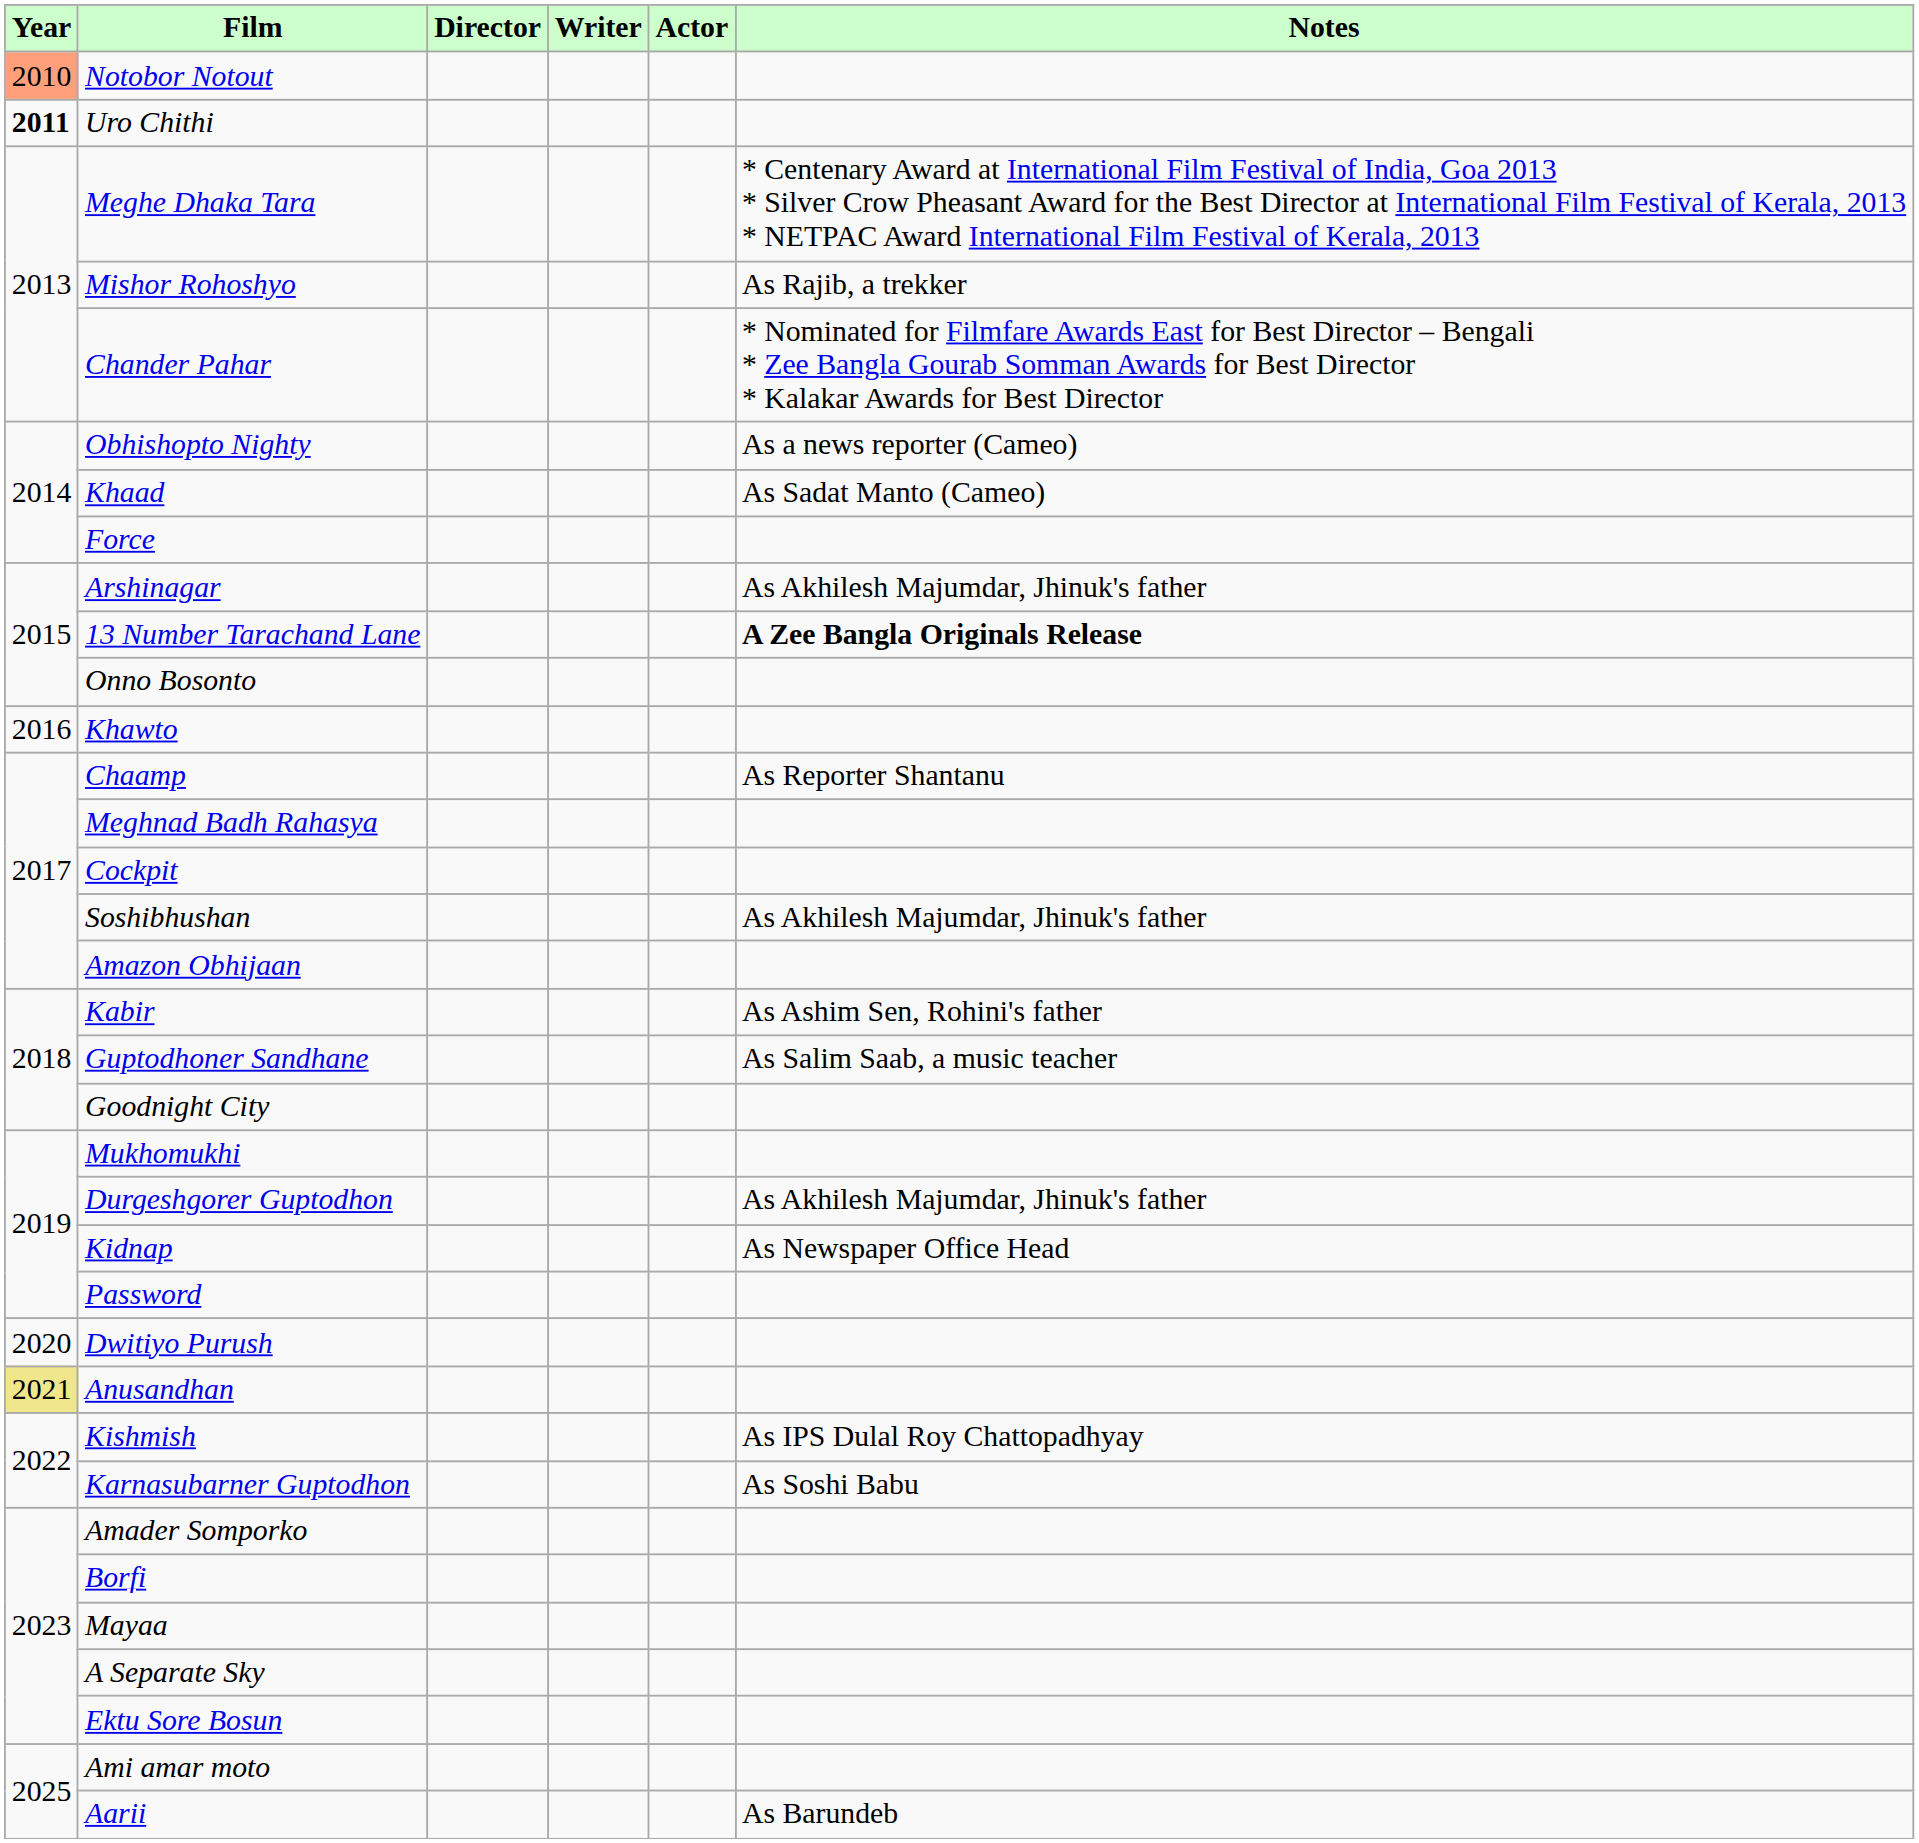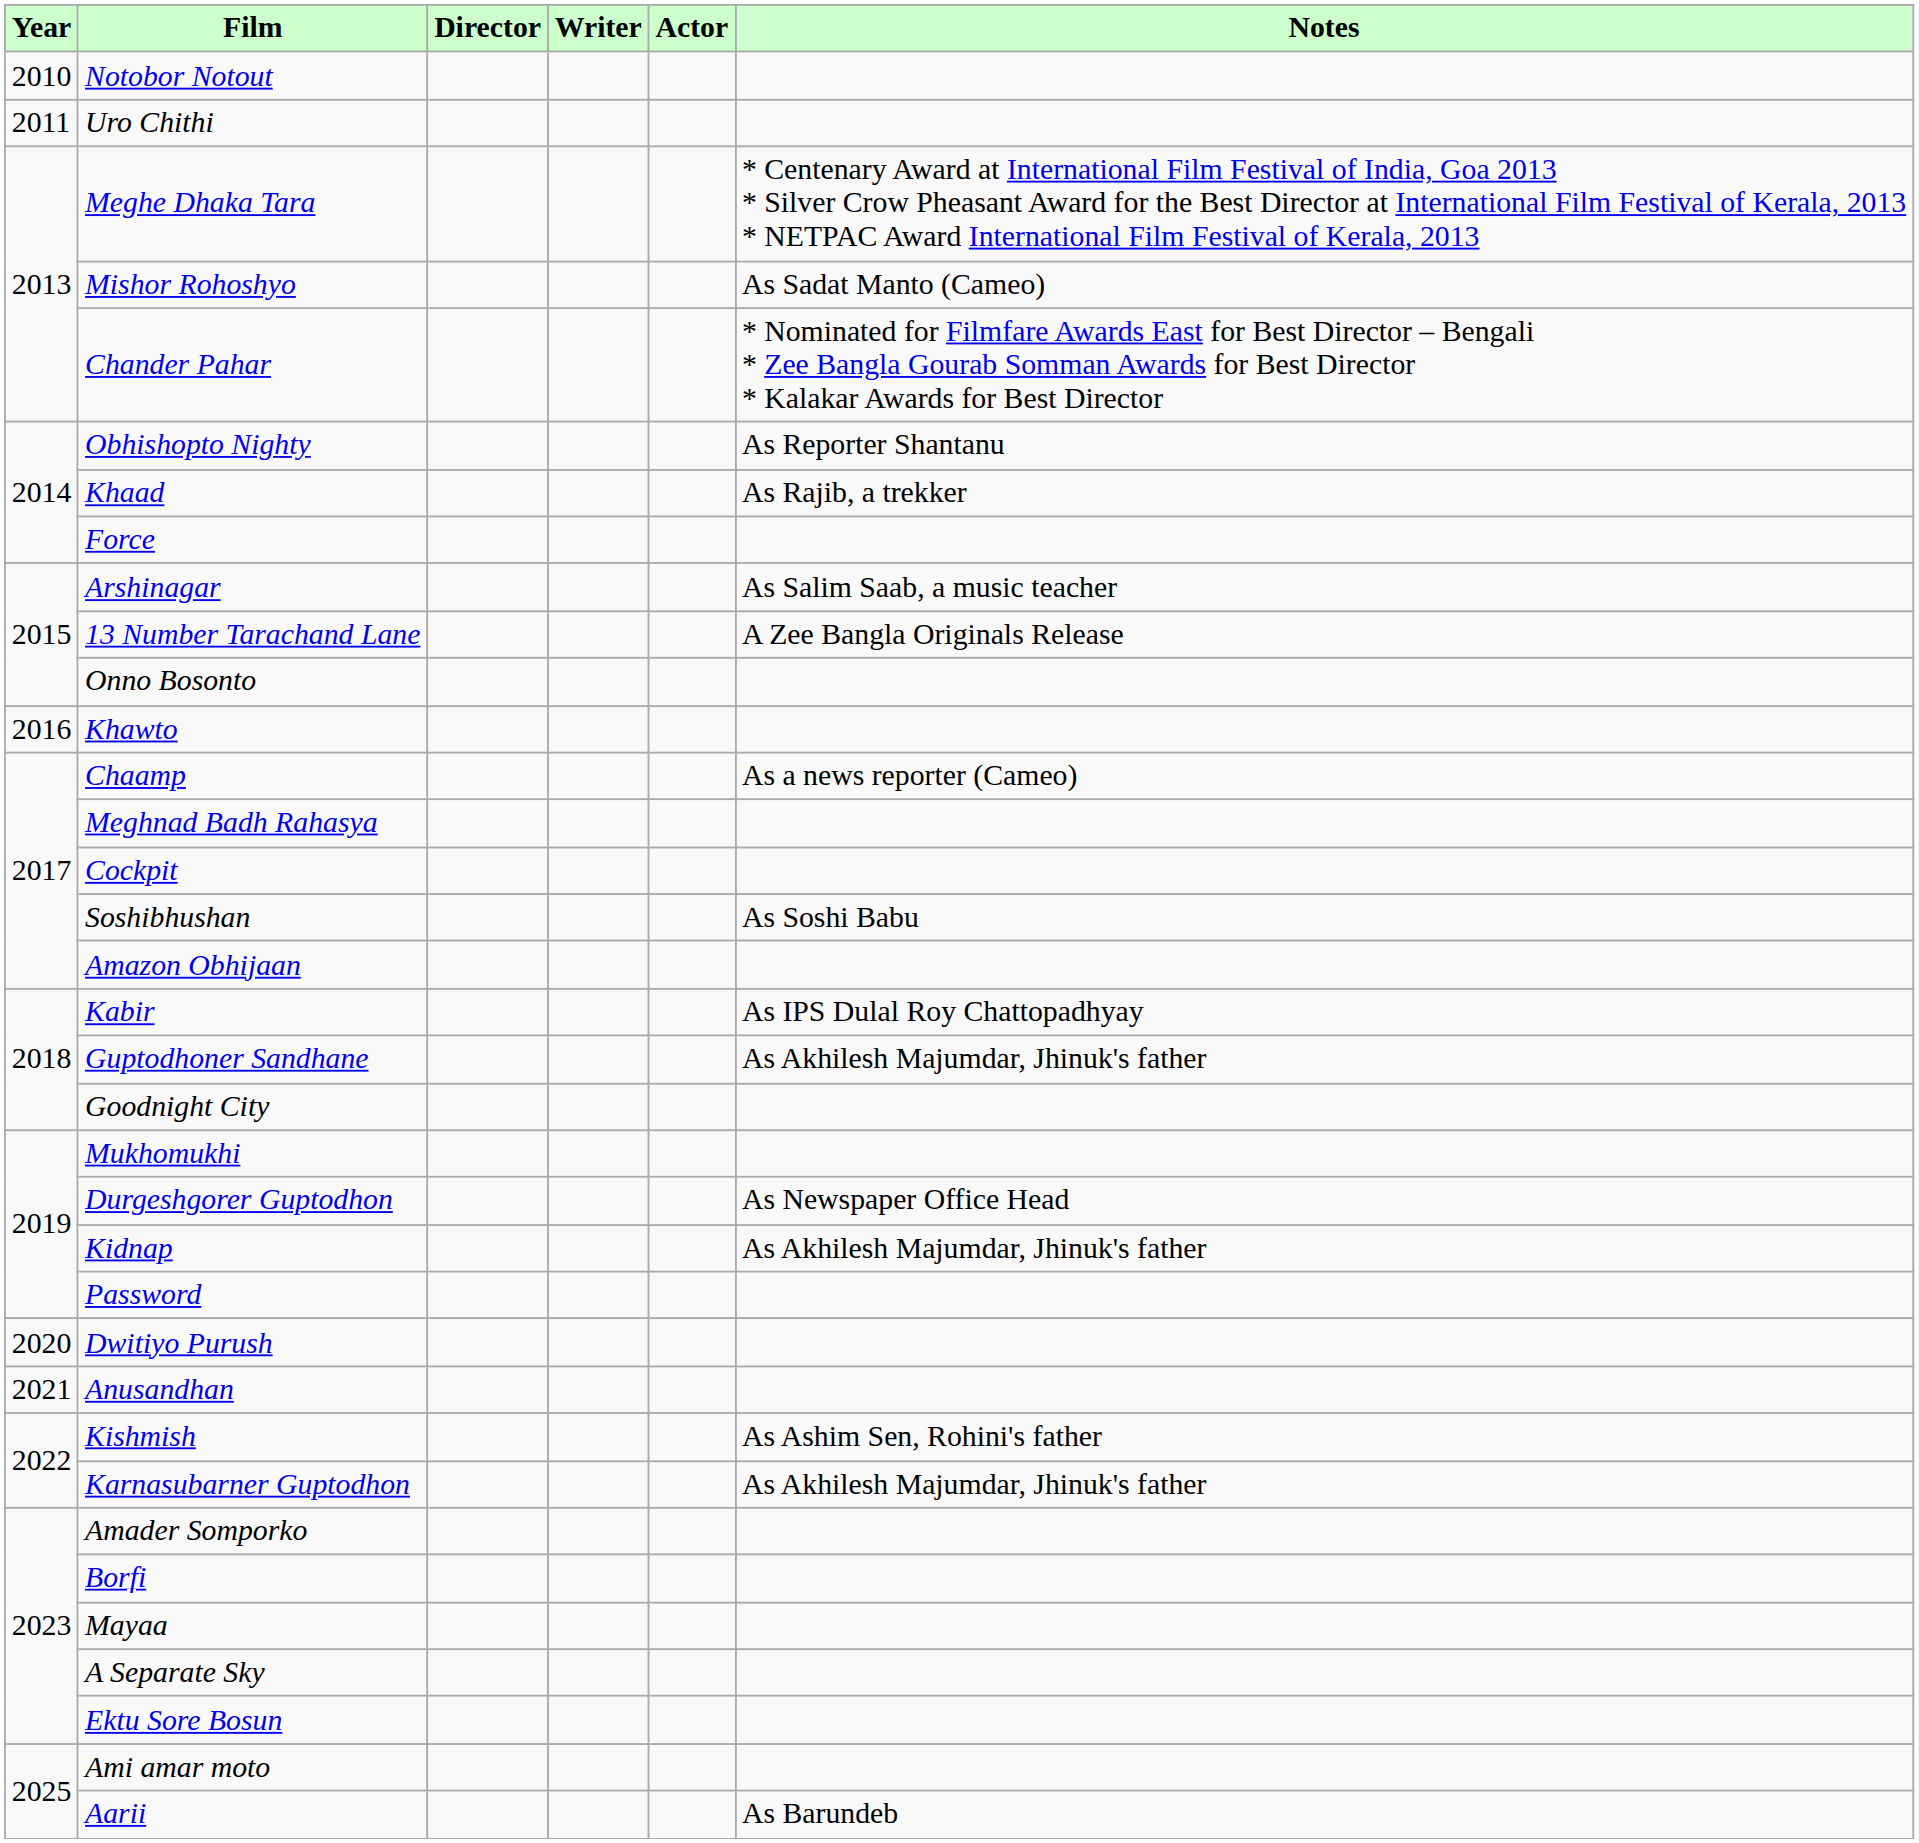(42, 75) lightsalmon background -> (42, 75) no background
(41, 122) bold -> (41, 122) normal
(854, 283) As Rajib, a trekker -> (894, 283) As Sadat Manto (Cameo)
(910, 445) As a news reporter (Cameo) -> (873, 445) As Reporter Shantanu
(894, 492) As Sadat Manto (Cameo) -> (854, 492) As Rajib, a trekker
(974, 586) As Akhilesh Majumdar, Jhinuk's father -> (929, 586) As Salim Saab, a music teacher
(942, 633) bold -> (933, 633) normal
(873, 775) As Reporter Shantanu -> (910, 775) As a news reporter (Cameo)
(974, 917) As Akhilesh Majumdar, Jhinuk's father -> (830, 917) As Soshi Babu
(922, 1011) As Ashim Sen, Rohini's father -> (943, 1011) As IPS Dulal Roy Chattopadhyay
(929, 1058) As Salim Saab, a music teacher -> (974, 1058) As Akhilesh Majumdar, Jhinuk's father
(974, 1200) As Akhilesh Majumdar, Jhinuk's father -> (906, 1200) As Newspaper Office Head
(906, 1247) As Newspaper Office Head -> (974, 1247) As Akhilesh Majumdar, Jhinuk's father
(42, 1389) khaki background -> (42, 1389) no background
(943, 1436) As IPS Dulal Roy Chattopadhyay -> (922, 1436) As Ashim Sen, Rohini's father
(830, 1483) As Soshi Babu -> (974, 1483) As Akhilesh Majumdar, Jhinuk's father
